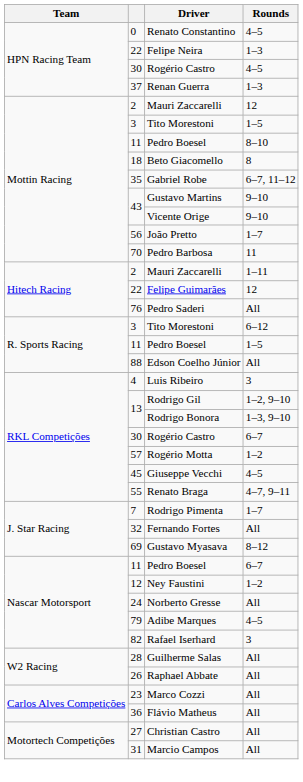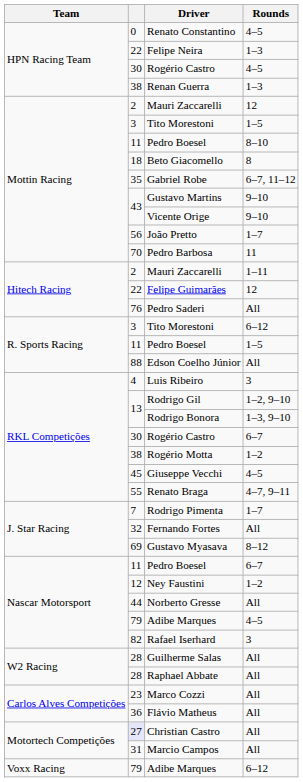(136, 86) 37 -> (136, 86) 38
(136, 454) 57 -> (136, 454) 38
(136, 602) 24 -> (136, 602) 44
(136, 675) 26 -> (136, 675) 28
(136, 730) no background -> (136, 730) lavender background
+ row: (182, 767)
